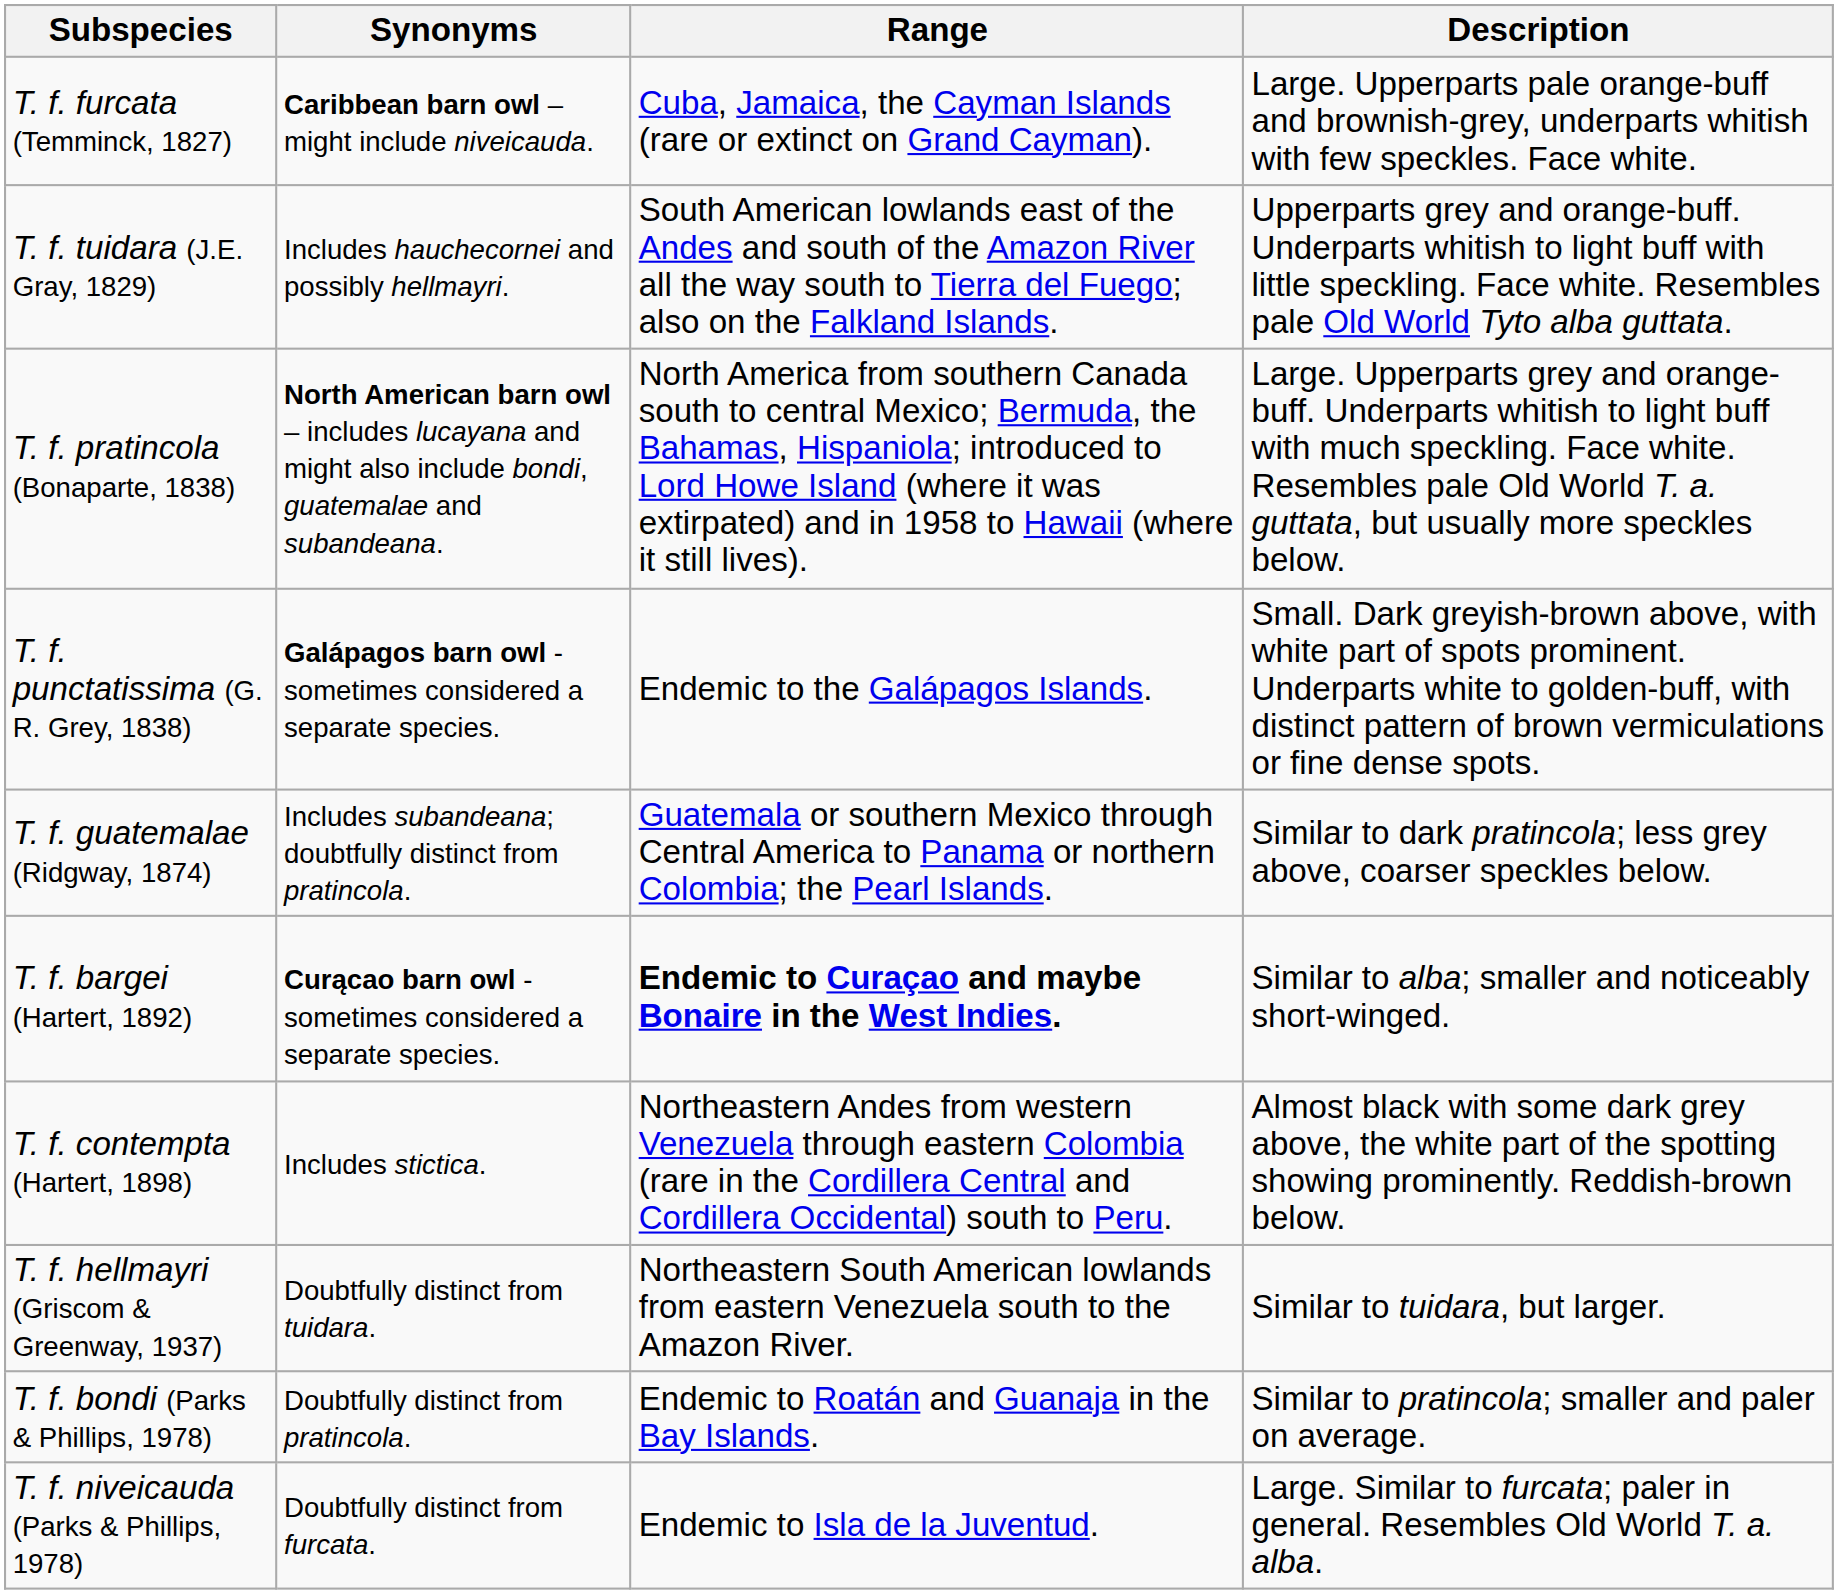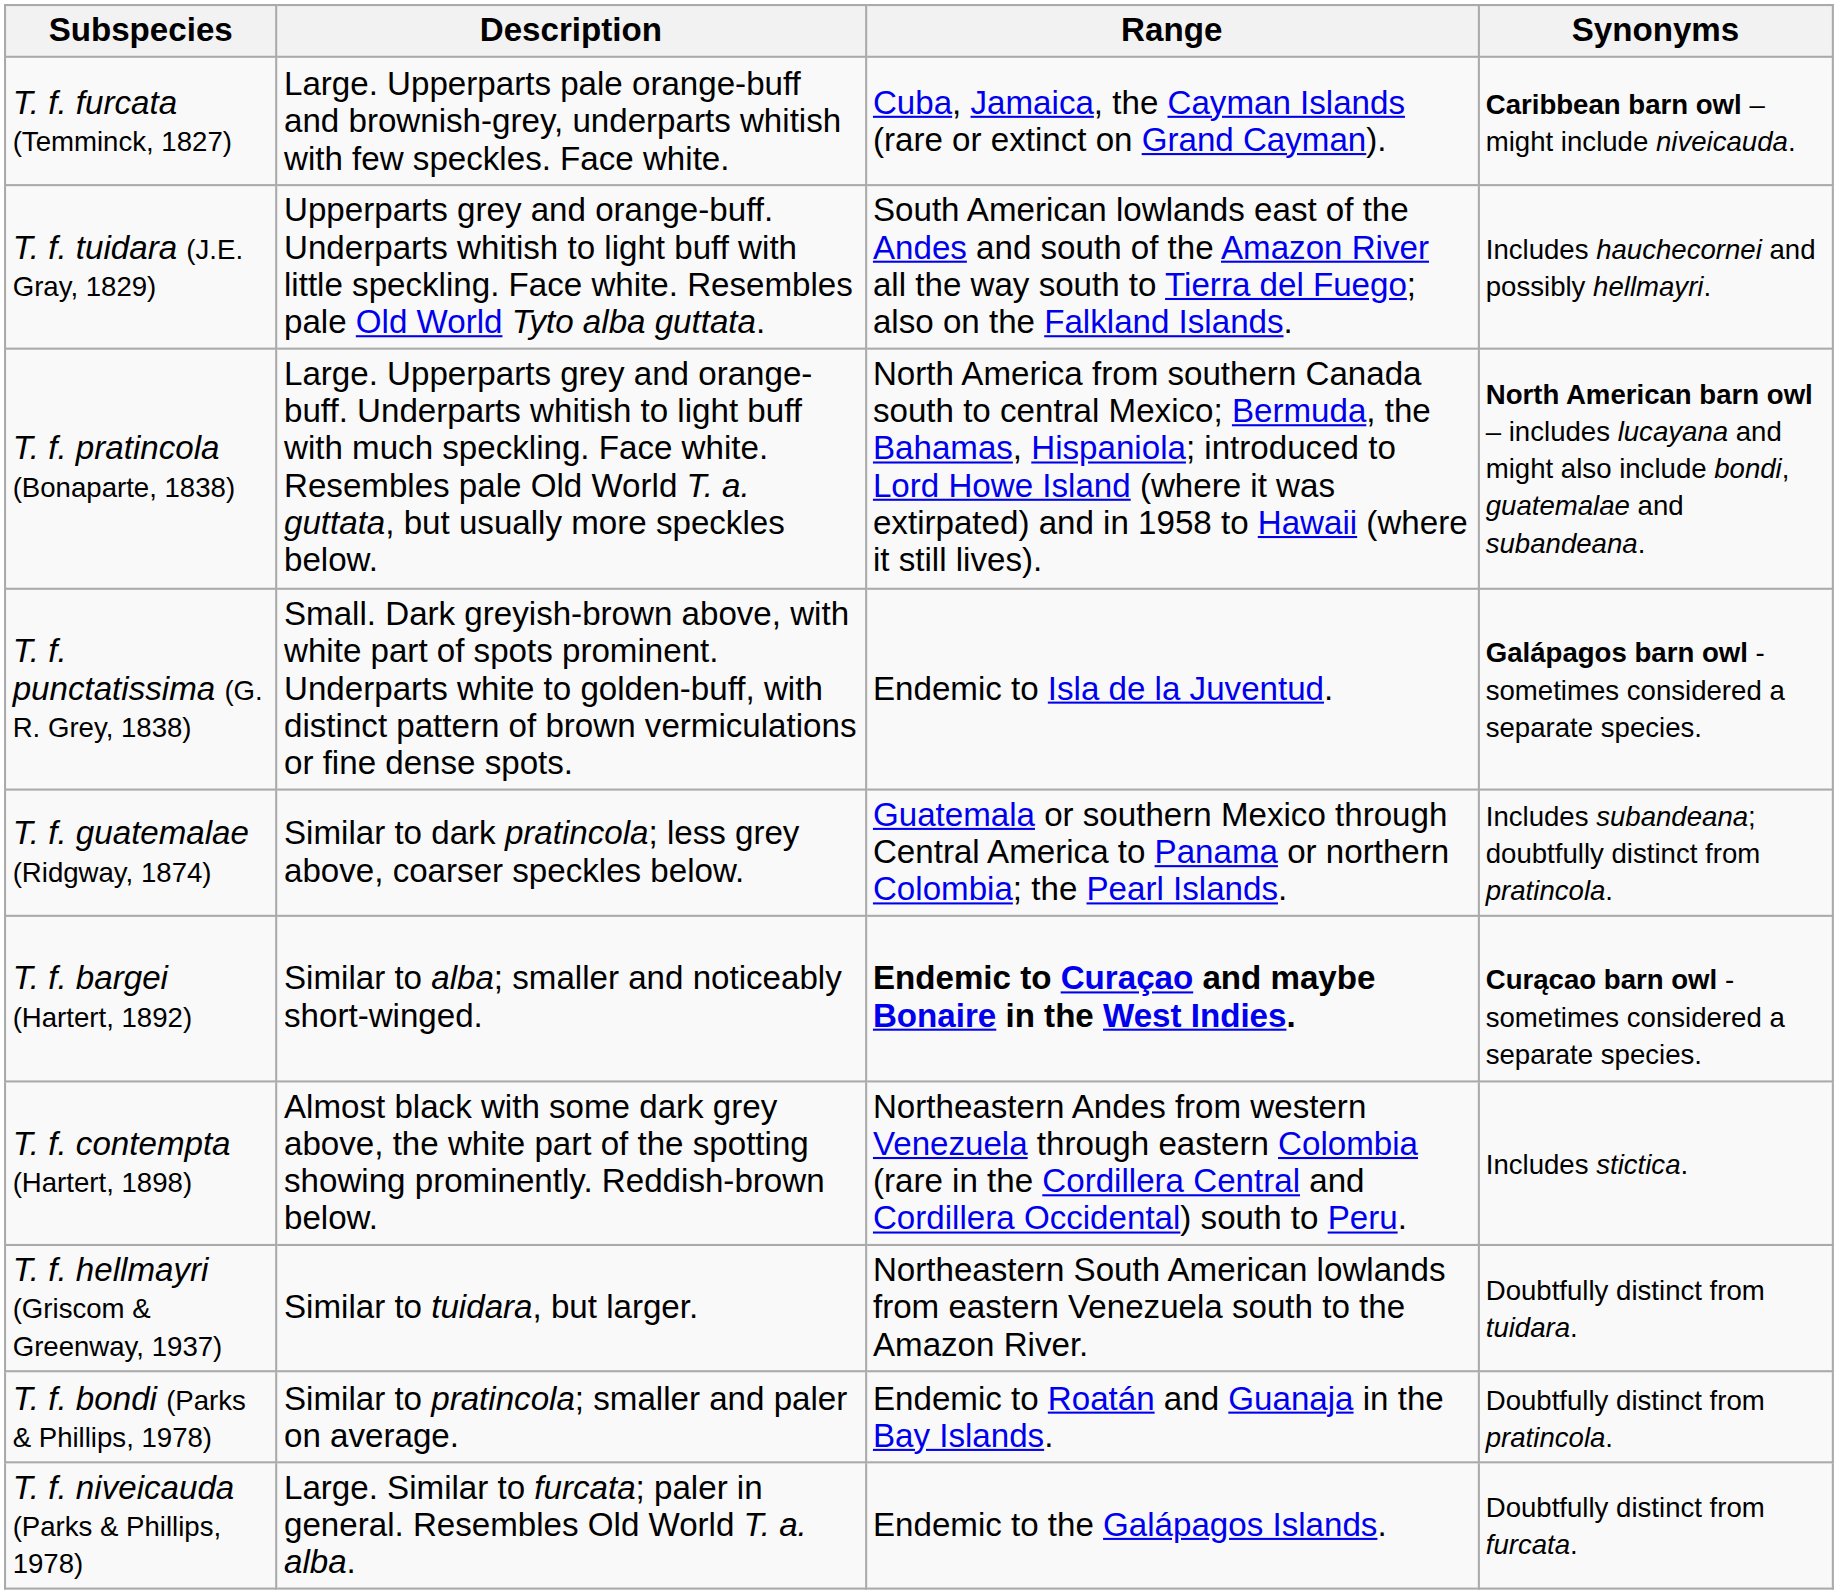columns swapped: (1538, 30) <-> (454, 30)
(896, 687) Endemic to the Galápagos Islands. -> (1103, 687) Endemic to Isla de la Juventud.
(869, 1524) Endemic to Isla de la Juventud. -> (1130, 1524) Endemic to the Galápagos Islands.
